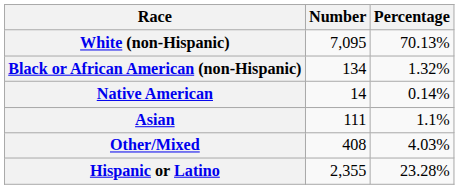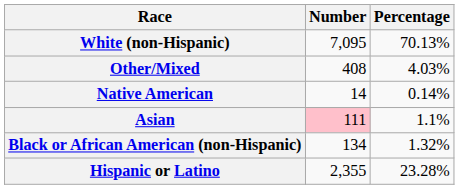rows swapped: (155, 68) <-> (155, 145)
(355, 119) no background -> (355, 119) pink background
